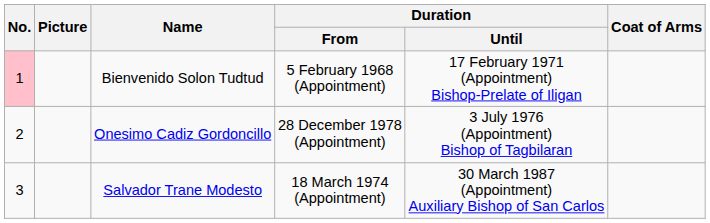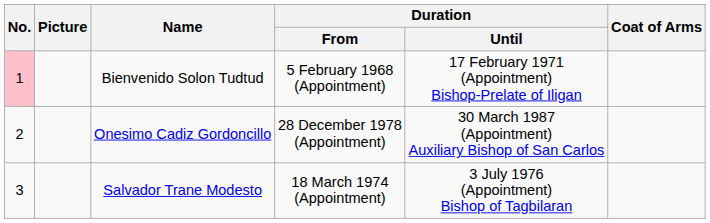(506, 134) 3 July 1976 (Appointment) Bishop of Tagbilaran -> (506, 134) 30 March 1987 (Appointment) Auxiliary Bishop of San Carlos
(506, 190) 30 March 1987 (Appointment) Auxiliary Bishop of San Carlos -> (506, 190) 3 July 1976 (Appointment) Bishop of Tagbilaran
